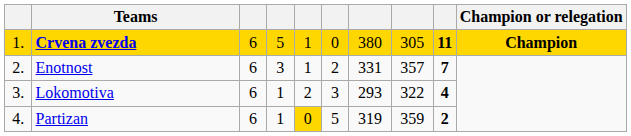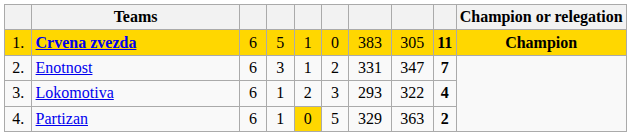(370, 42) 380 -> (370, 42) 383
(412, 67) 357 -> (412, 67) 347
(370, 118) 319 -> (370, 118) 329
(412, 118) 359 -> (412, 118) 363
